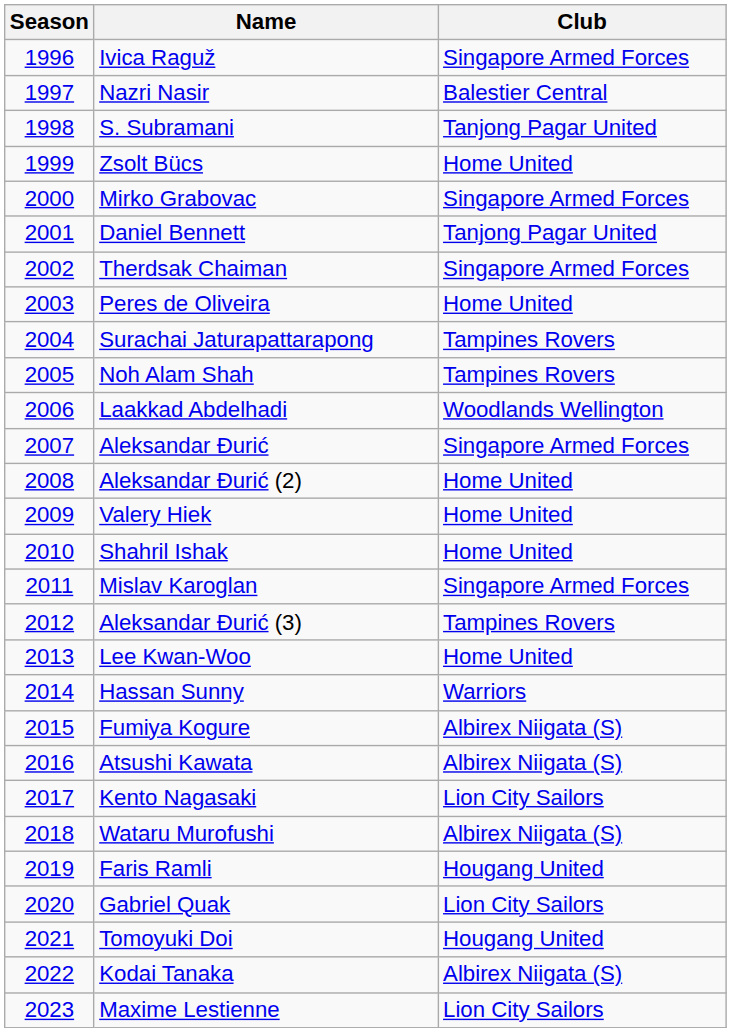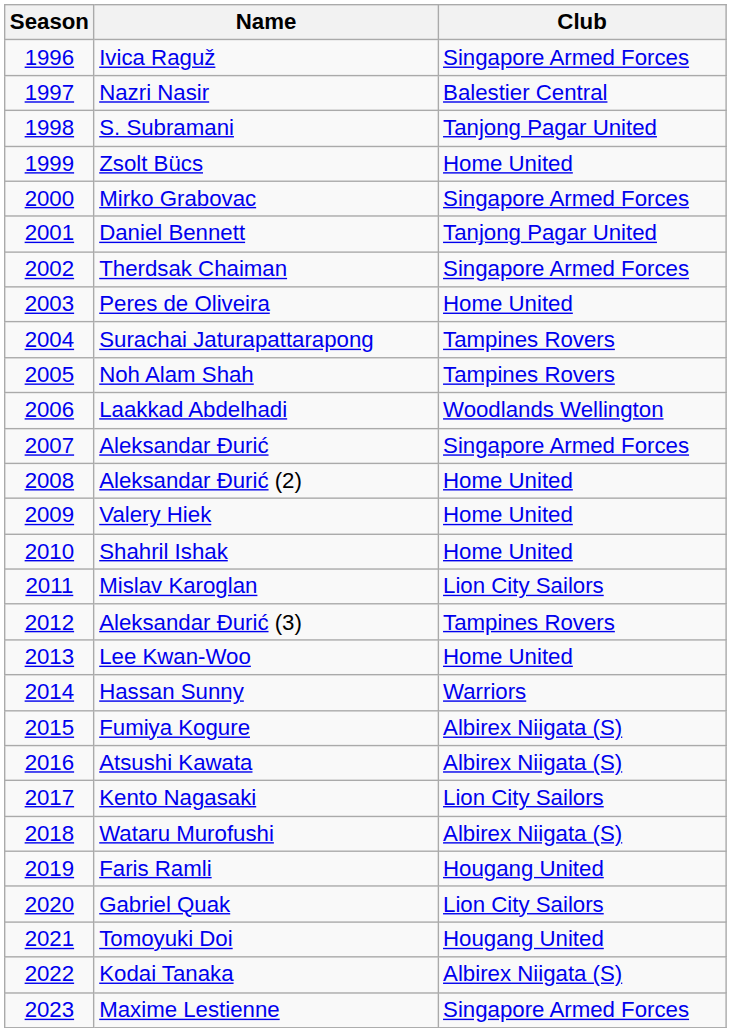(566, 586) Singapore Armed Forces -> (523, 586) Lion City Sailors
(523, 1009) Lion City Sailors -> (566, 1009) Singapore Armed Forces
